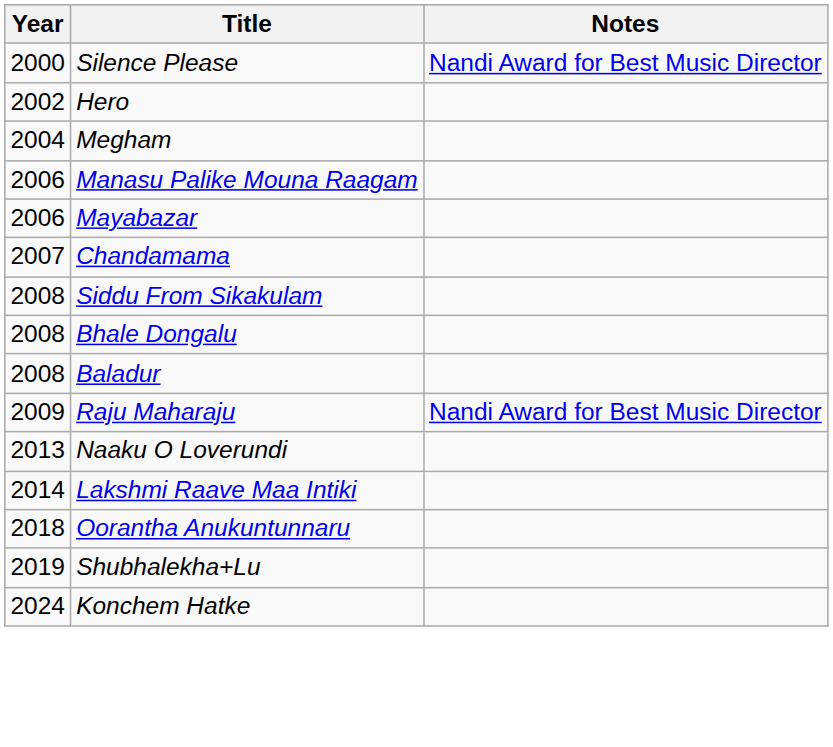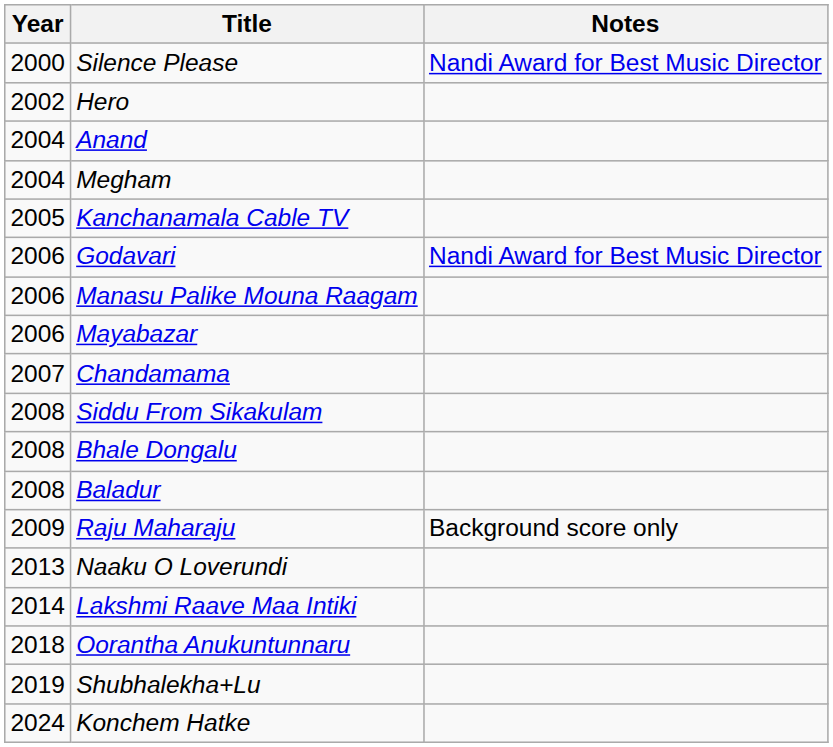+ row: (112, 140)
+ row: (212, 218)
+ row: (126, 256)
(625, 412) Nandi Award for Best Music Director -> (553, 528) Background score only
